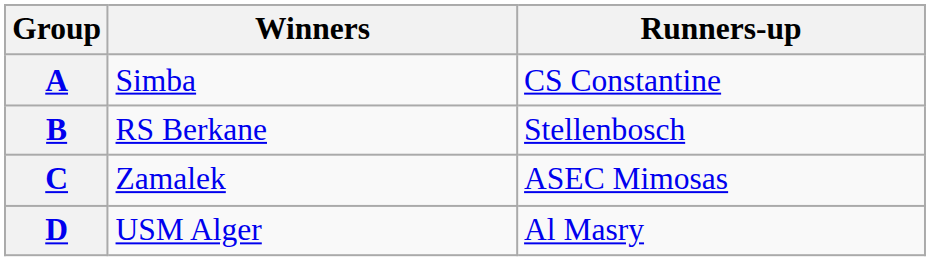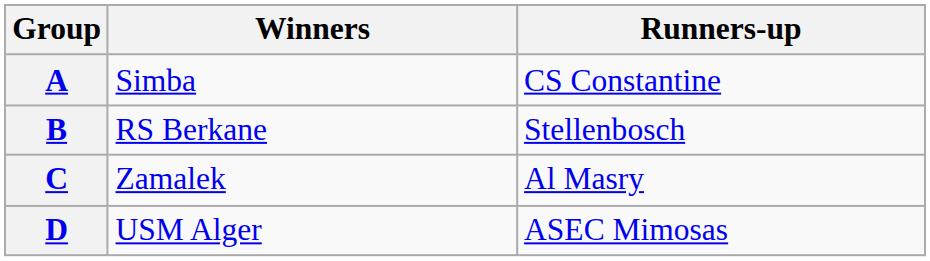(626, 179) ASEC Mimosas -> (584, 179) Al Masry
(584, 229) Al Masry -> (626, 229) ASEC Mimosas
